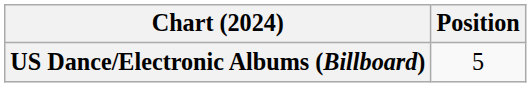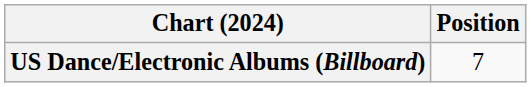(478, 61) 5 -> (478, 61) 7
